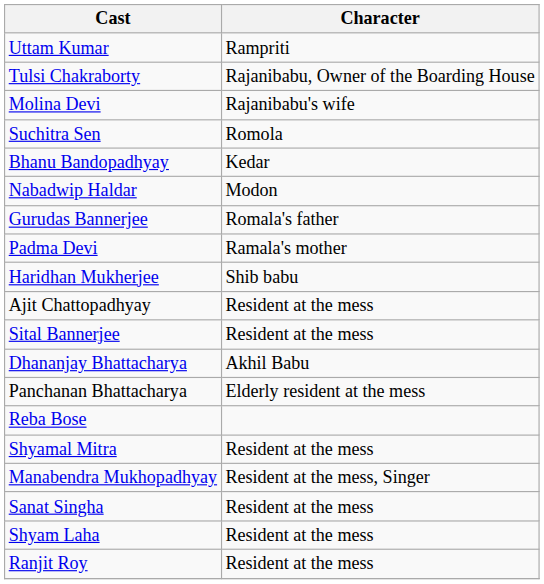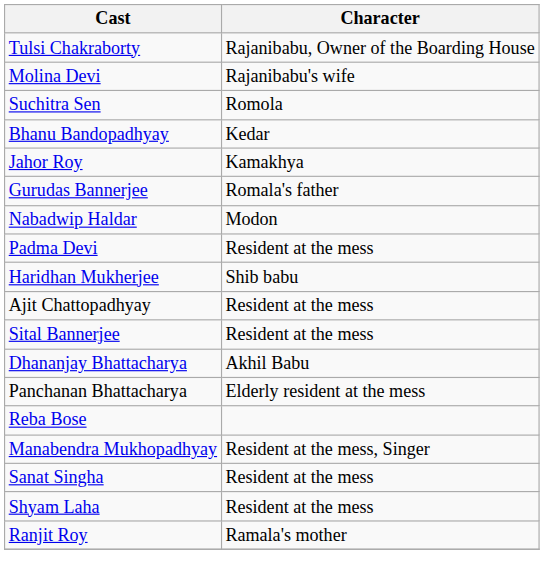- row: (59, 47)
+ row: (46, 162)
rows swapped: (73, 190) <-> (78, 219)
(286, 248) Ramala's mother -> (299, 248) Resident at the mess
- row: (63, 448)
(299, 563) Resident at the mess -> (286, 534) Ramala's mother
